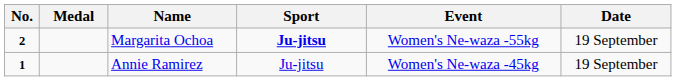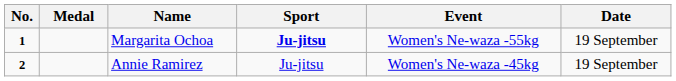(22, 41) 2 -> (22, 41) 1
(22, 65) 1 -> (22, 65) 2
